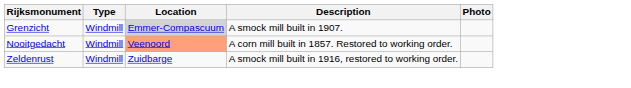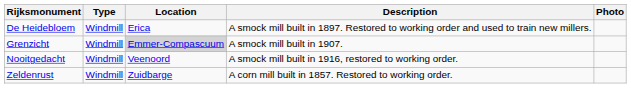+ row: (41, 28)
(149, 43) lightsalmon background -> (149, 59) no background
(341, 43) A corn mill built in 1857. Restored to working order. -> (343, 59) A smock mill built in 1916, restored to working order.
(343, 59) A smock mill built in 1916, restored to working order. -> (341, 75) A corn mill built in 1857. Restored to working order.
